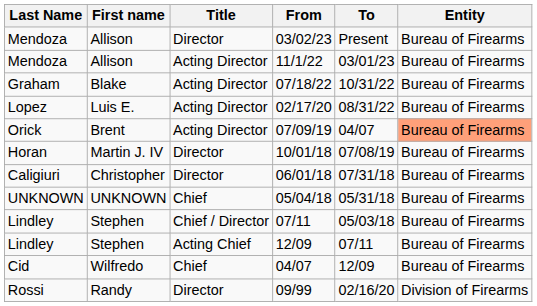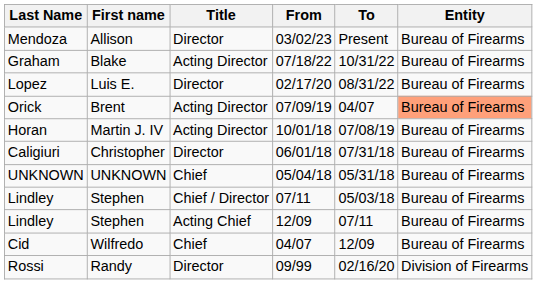- row: (299, 61)
(220, 107) Acting Director -> (198, 84) Director
(198, 152) Director -> (220, 130) Acting Director
